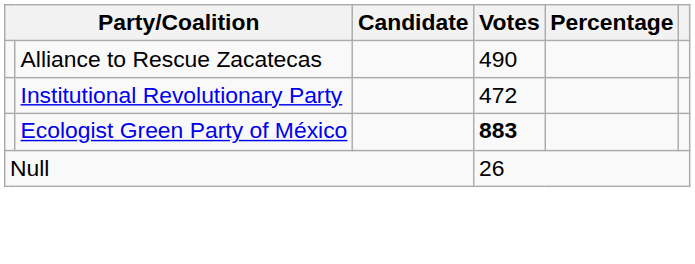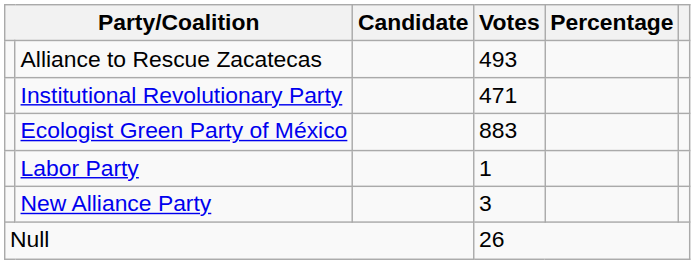(498, 58) 490 -> (498, 58) 493
(498, 95) 472 -> (498, 95) 471
(498, 131) bold -> (498, 131) normal
+ row: (80, 167)
+ row: (116, 204)
